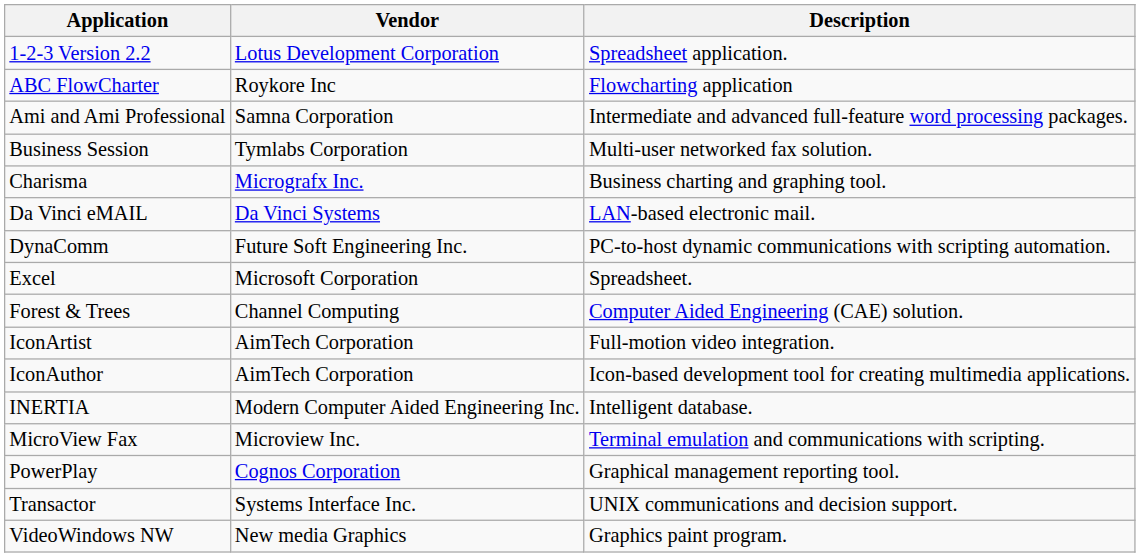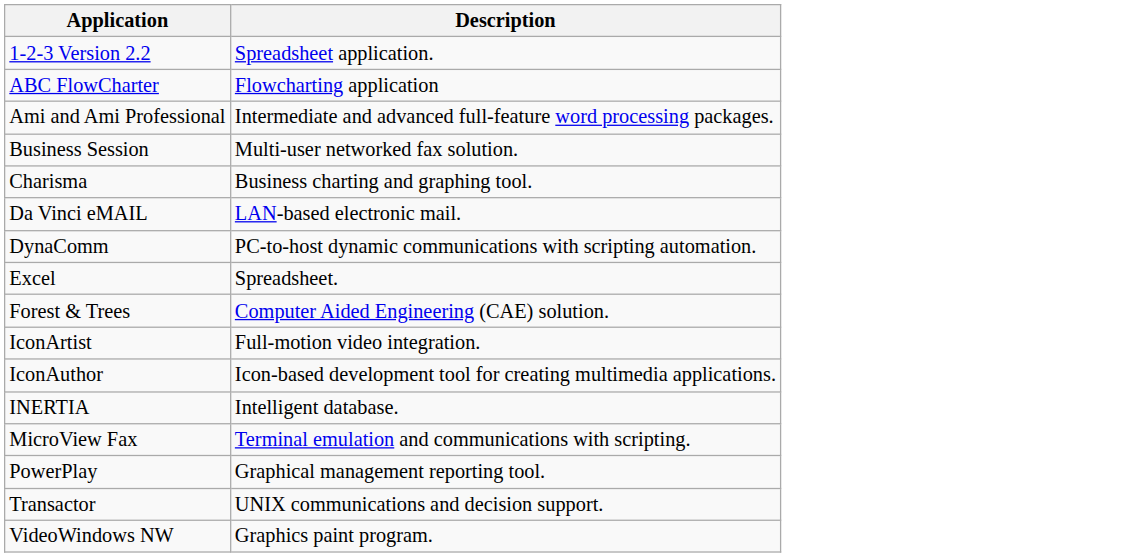- column: (407, 20)
